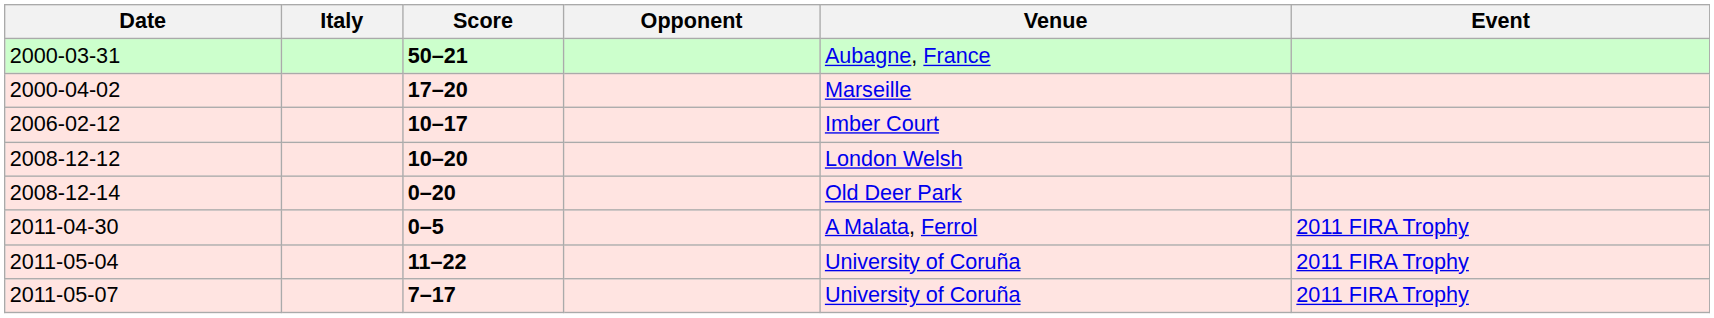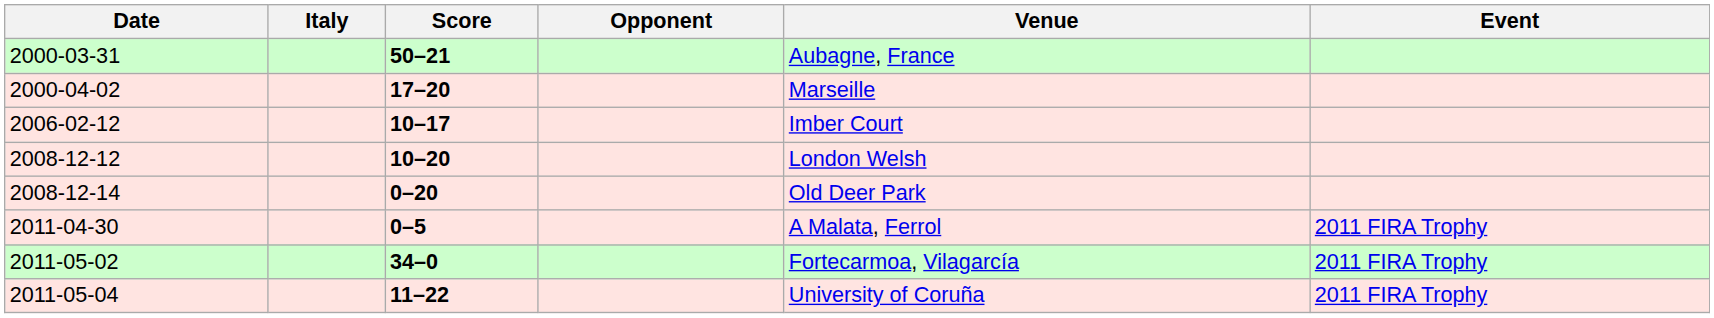+ row: (64, 261)
- row: (64, 295)
